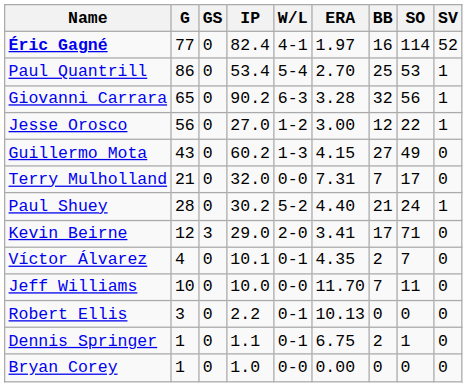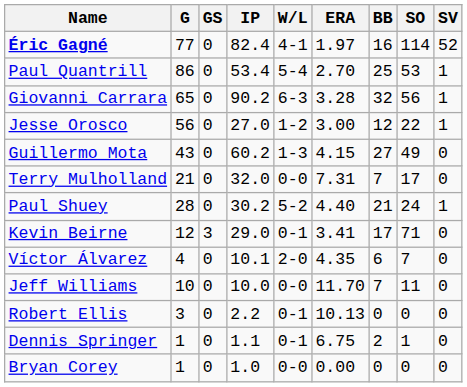(293, 233) 2-0 -> (293, 233) 0-1
(293, 260) 0-1 -> (293, 260) 2-0
(378, 260) 2 -> (378, 260) 6
